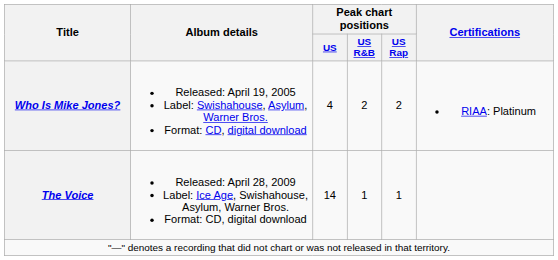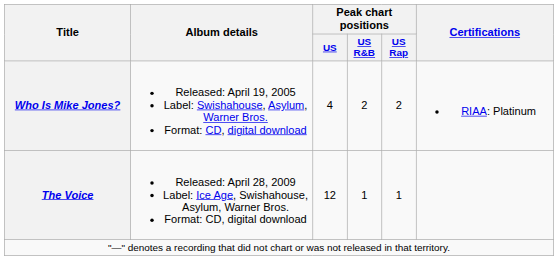(330, 195) 14 -> (330, 195) 12
